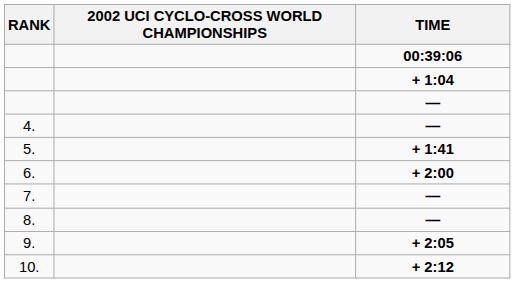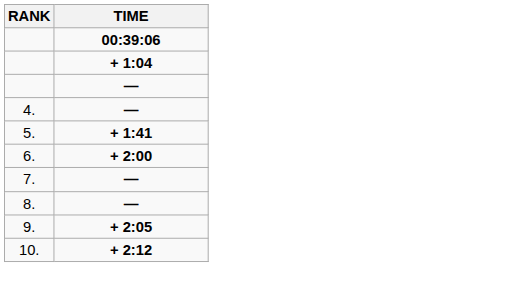- column: (205, 25)
